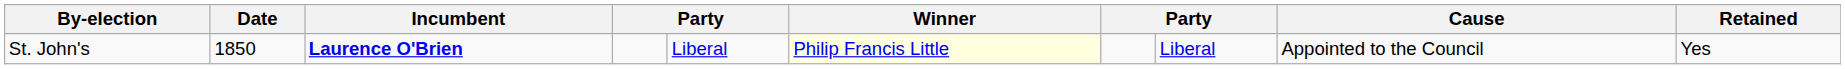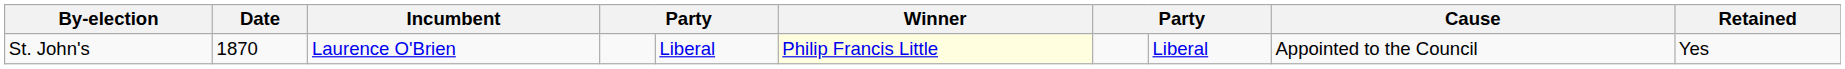(235, 48) 1850 -> (237, 48) 1870
(386, 48) bold -> (384, 48) normal
